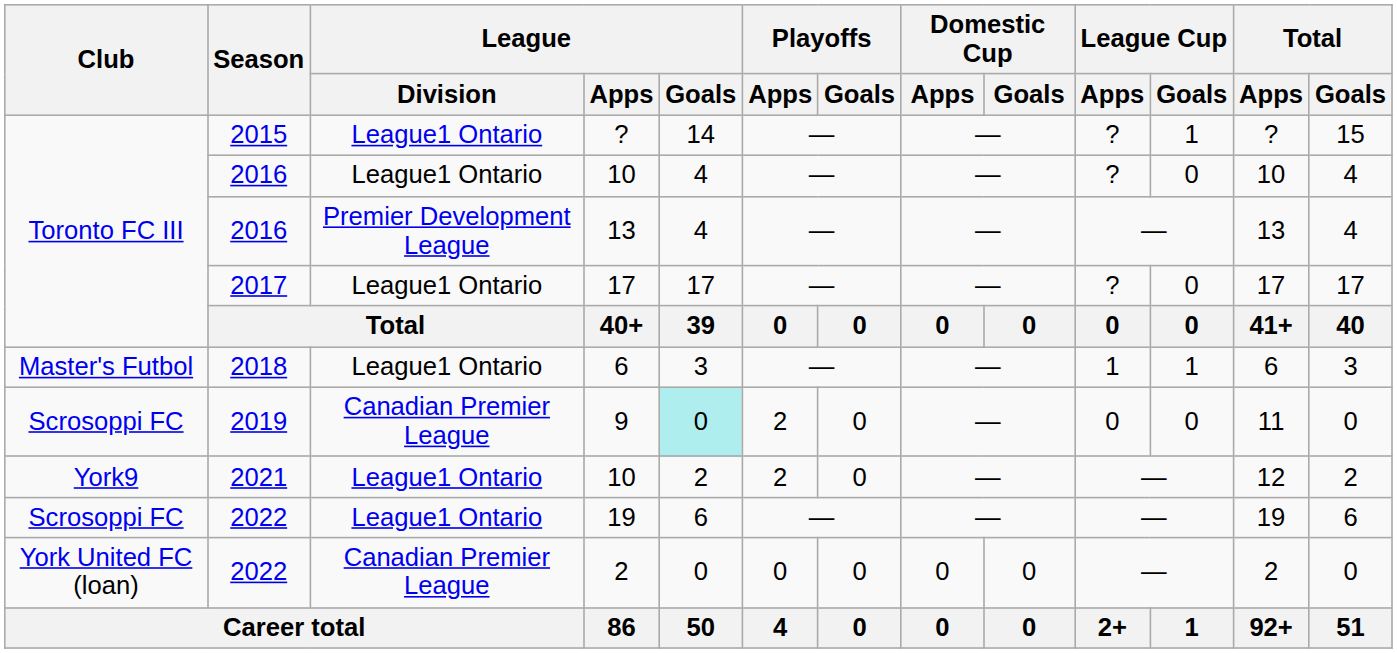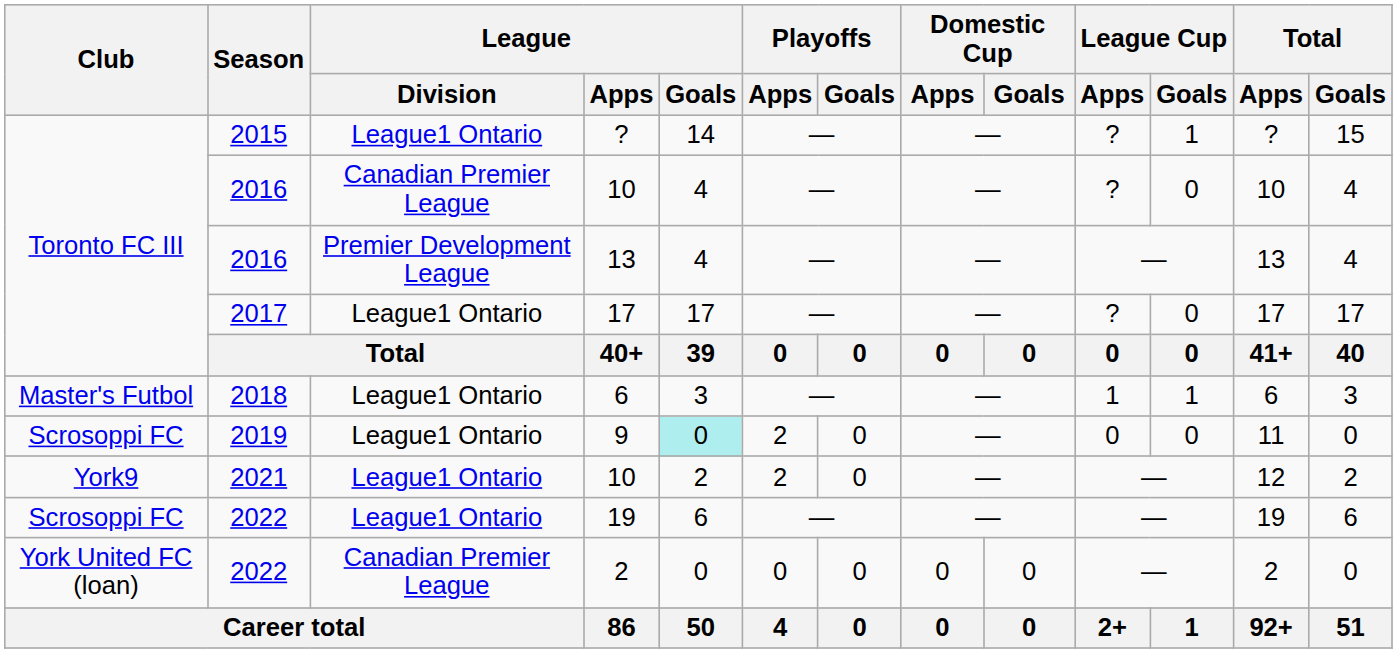(447, 175) League1 Ontario -> (447, 189) Canadian Premier League
(447, 421) Canadian Premier League -> (447, 436) League1 Ontario
